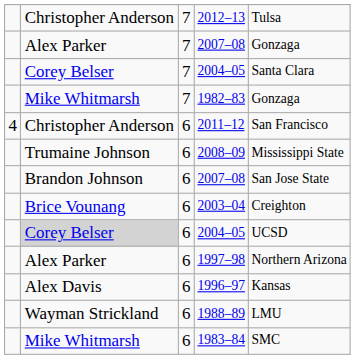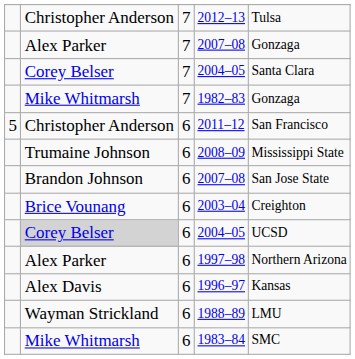(13, 125) 4 -> (13, 125) 5
